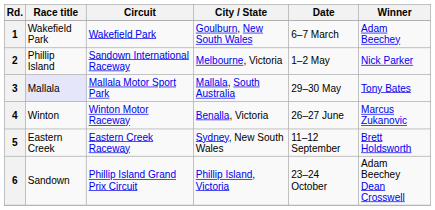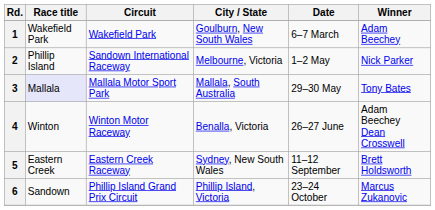(384, 116) Marcus Zukanovic -> (383, 127) Adam Beechey Dean Crosswell
(383, 181) Adam Beechey Dean Crosswell -> (384, 192) Marcus Zukanovic
